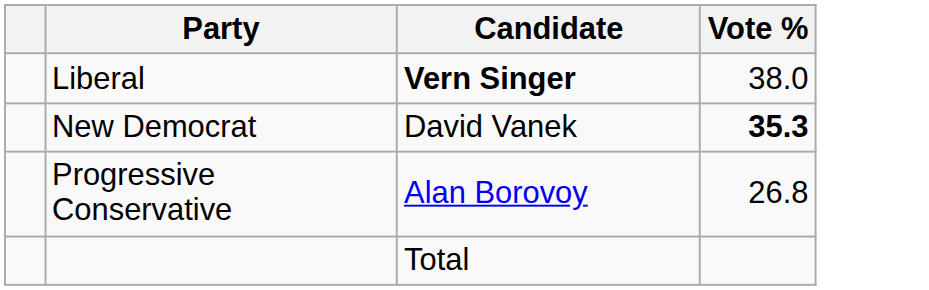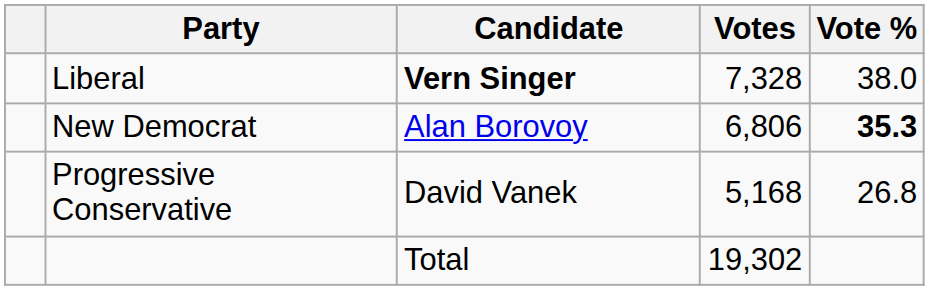+ column: (755, 28)
(490, 126) David Vanek -> (496, 126) Alan Borovoy
(496, 193) Alan Borovoy -> (490, 193) David Vanek
